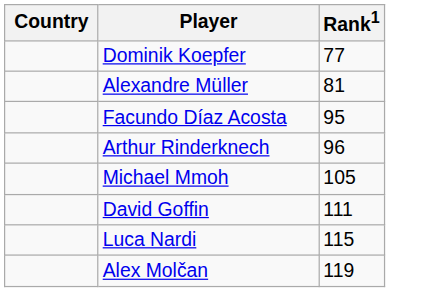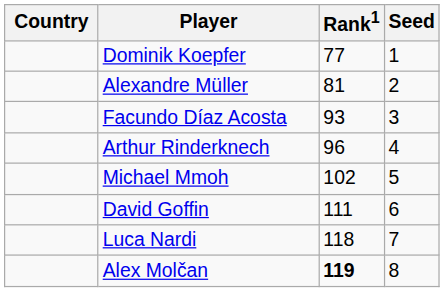+ column: (412, 22)
(334, 117) 95 -> (334, 117) 93
(340, 178) 105 -> (340, 178) 102
(339, 240) 115 -> (339, 240) 118
(339, 270) normal -> (339, 270) bold
